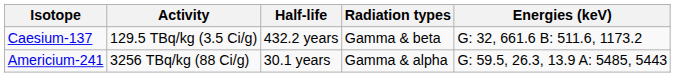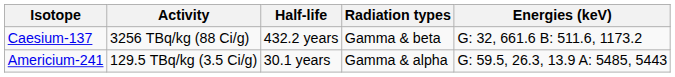(184, 38) 129.5 TBq/kg (3.5 Ci/g) -> (180, 38) 3256 TBq/kg (88 Ci/g)
(180, 60) 3256 TBq/kg (88 Ci/g) -> (184, 60) 129.5 TBq/kg (3.5 Ci/g)
